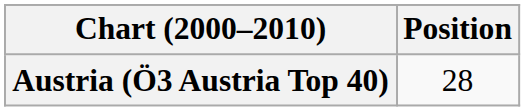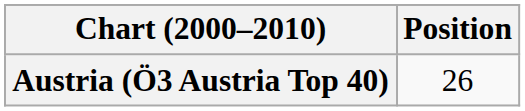(458, 79) 28 -> (458, 79) 26
